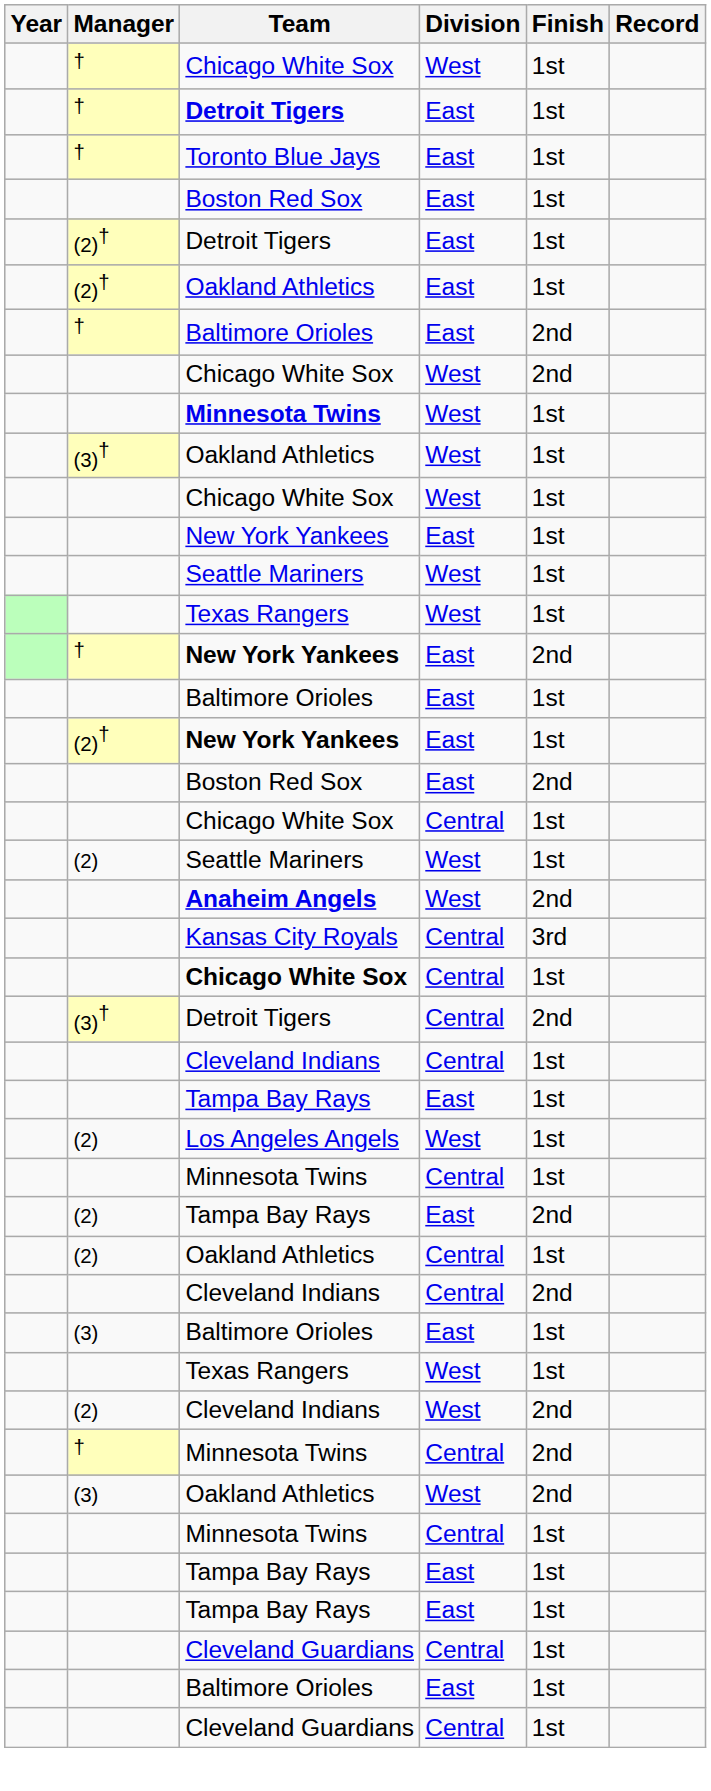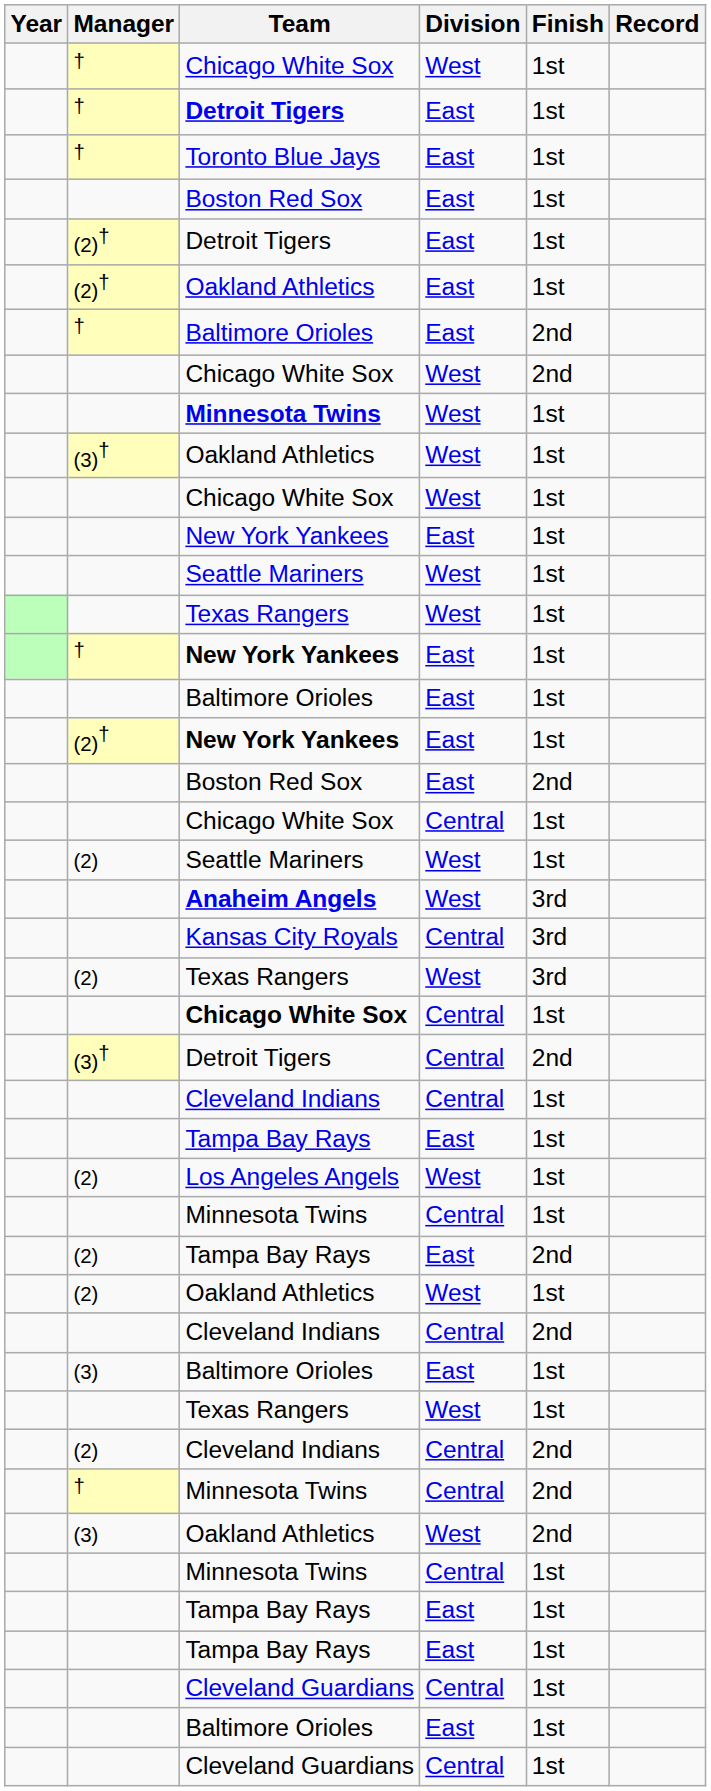(552, 655) 2nd -> (548, 655) 1st
(552, 898) 2nd -> (549, 898) 3rd
+ row: (86, 977)
(465, 1254) Central -> (453, 1293) West
(453, 1410) West -> (465, 1448) Central
